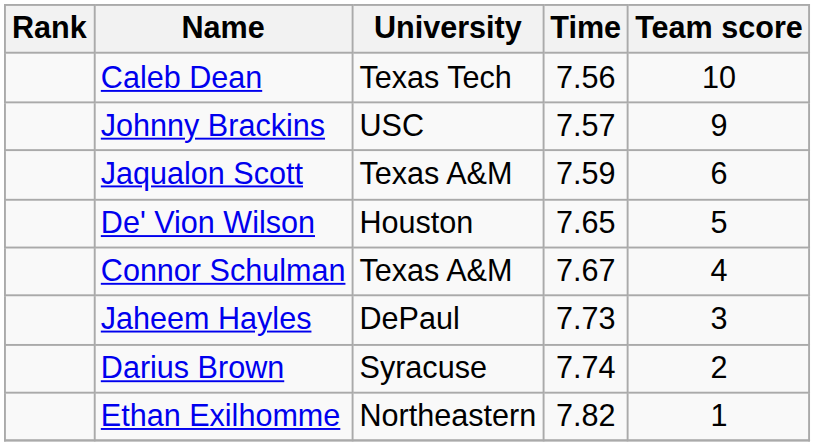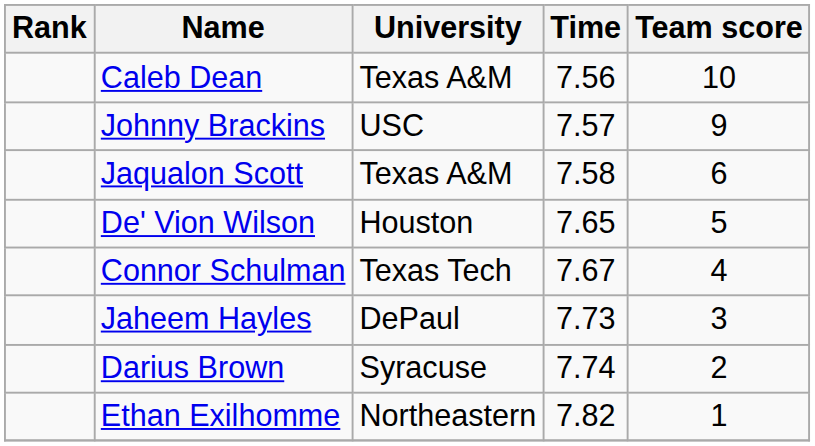(436, 77) Texas Tech -> (436, 77) Texas A&M
(586, 174) 7.59 -> (586, 174) 7.58
(436, 271) Texas A&M -> (436, 271) Texas Tech
